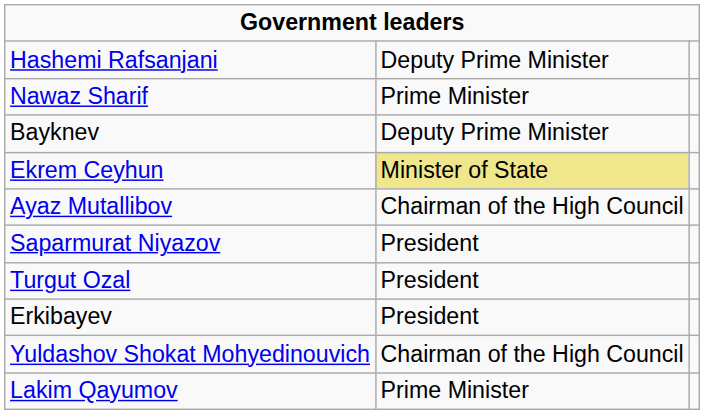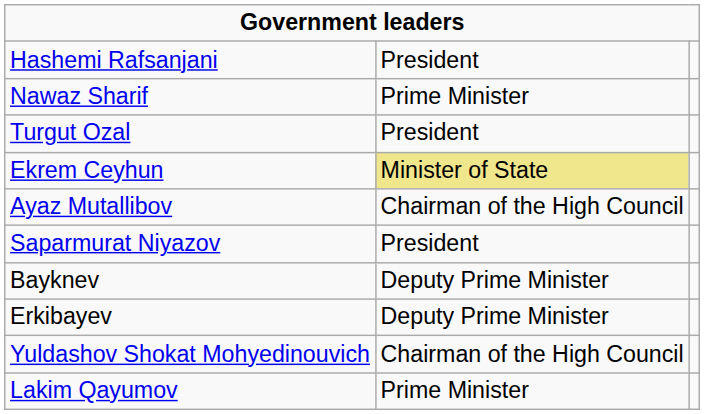(495, 59) Deputy Prime Minister -> (430, 59) President
rows swapped: (70, 280) <-> (55, 133)
(430, 317) President -> (495, 317) Deputy Prime Minister
